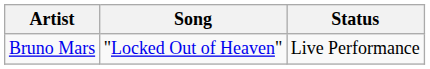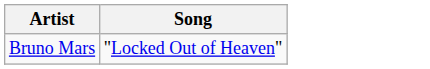- column: (355, 18)
